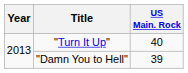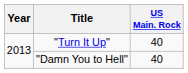(157, 59) 39 -> (157, 59) 40
